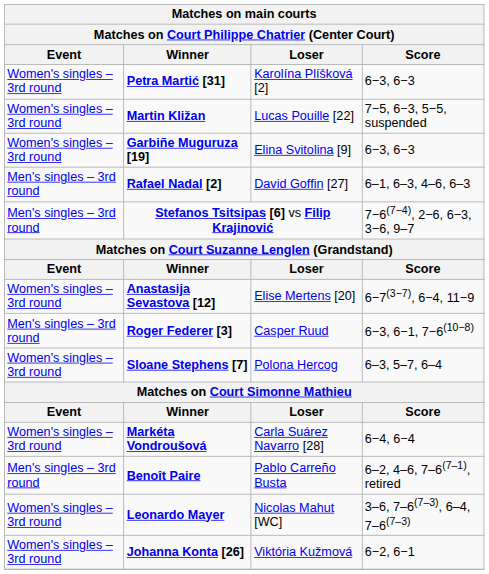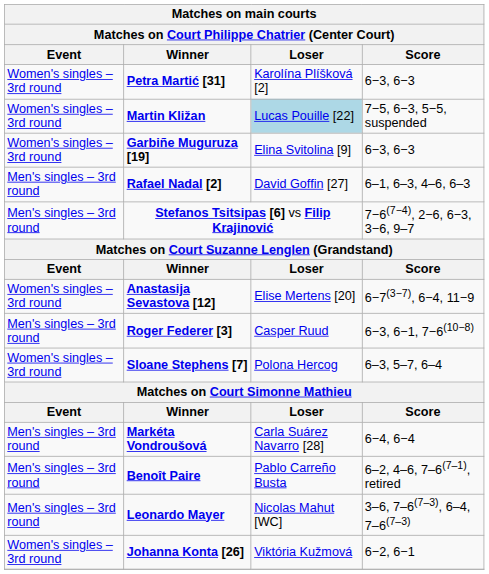(304, 116) no background -> (304, 116) lightblue background
(60, 439) Women's singles – 3rd round -> (62, 439) Men's singles – 3rd round
(60, 514) Women's singles – 3rd round -> (62, 514) Men's singles – 3rd round
